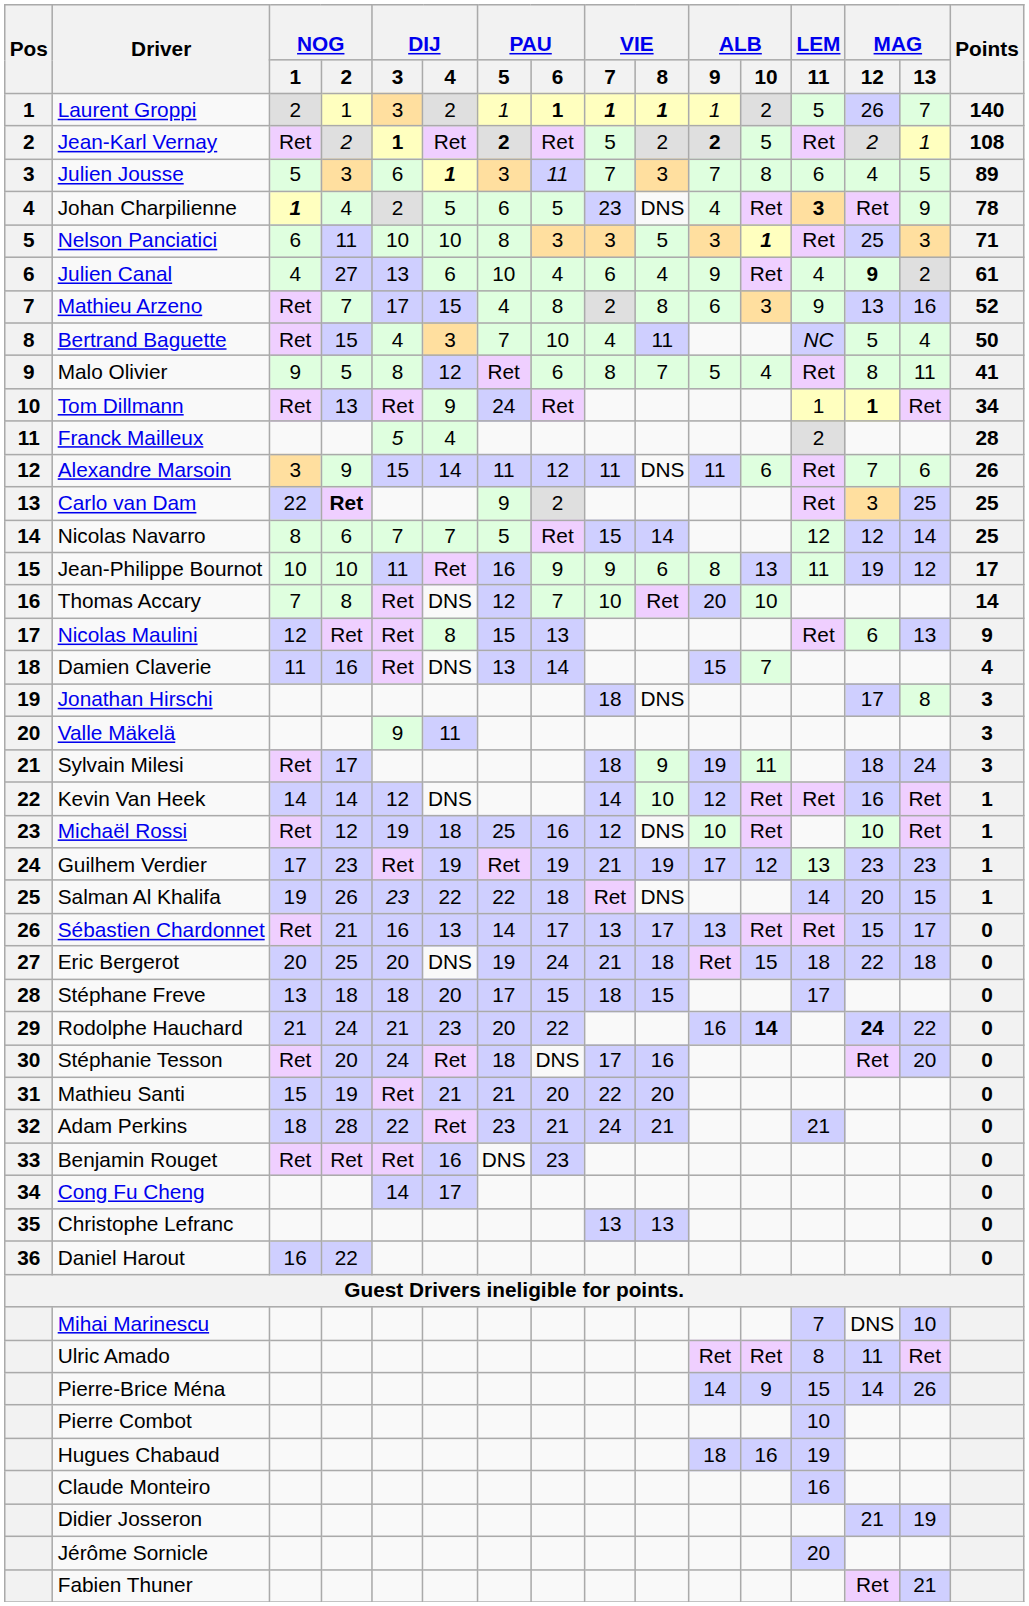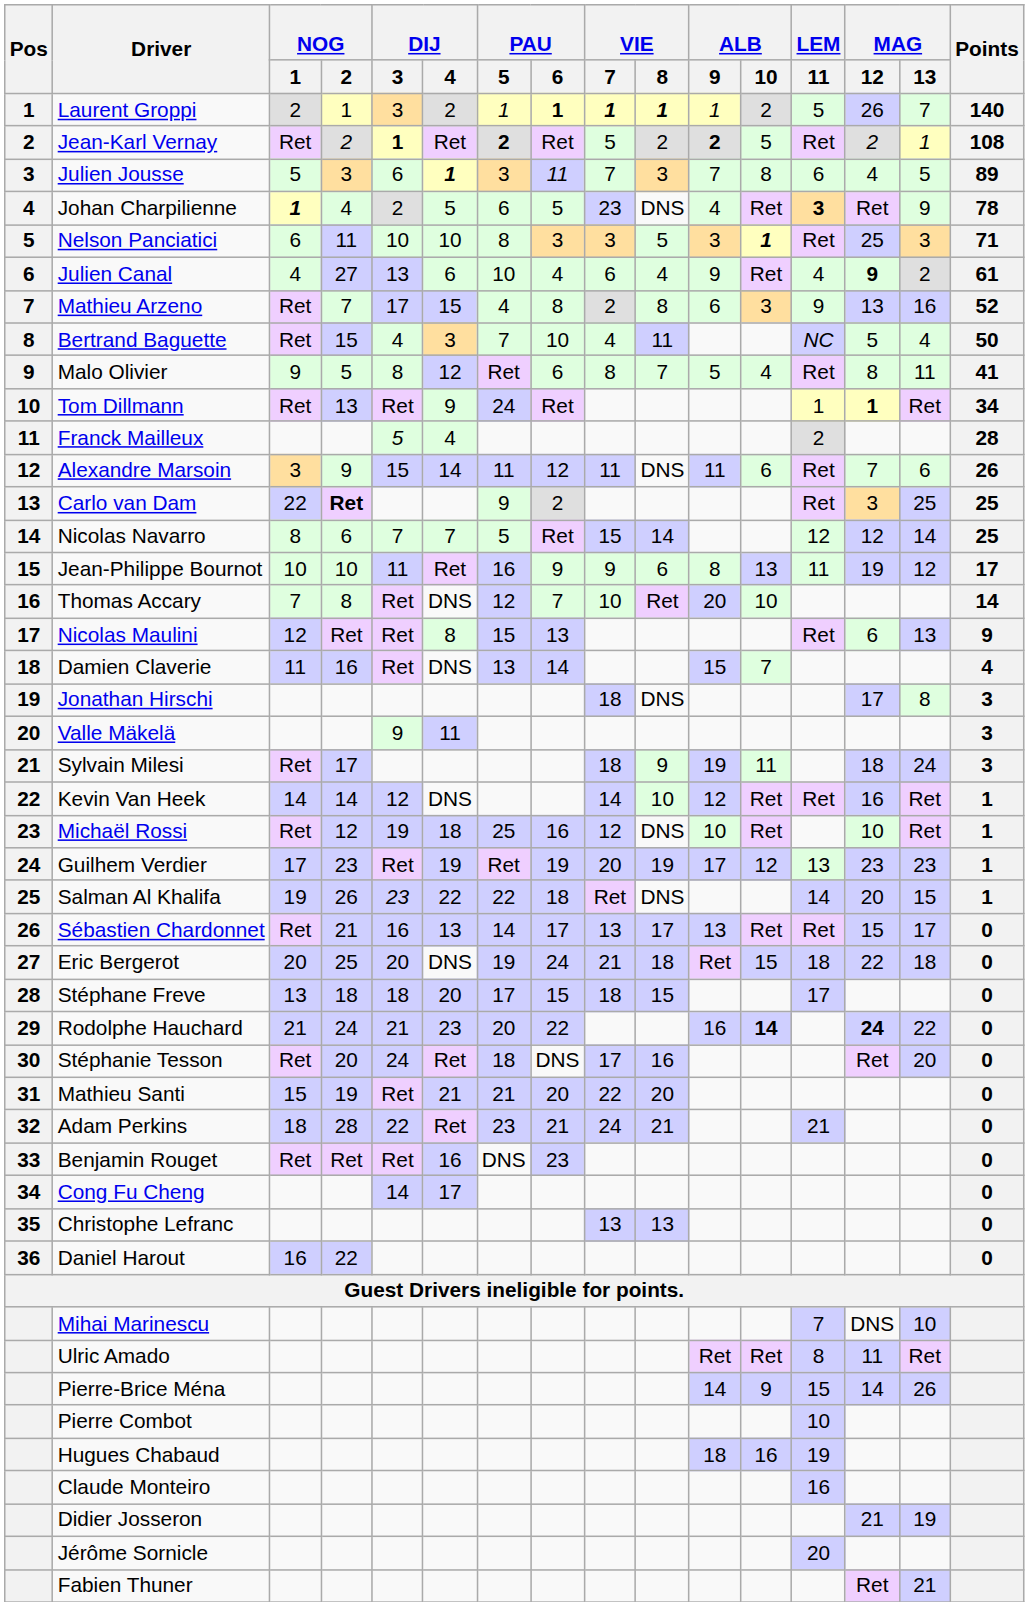(610, 864) 21 -> (610, 864) 20
